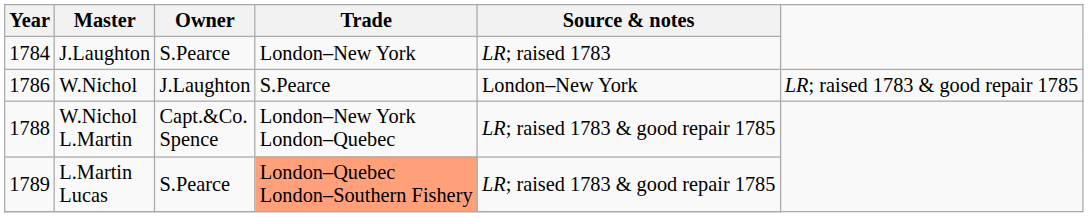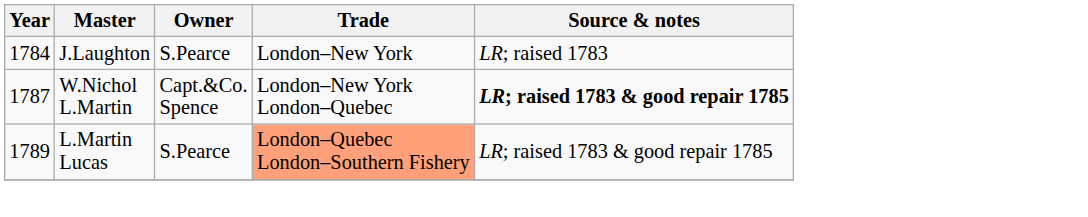- row: (98, 85)
(30, 128) 1788 -> (30, 96) 1787
(629, 128) normal -> (634, 96) bold
